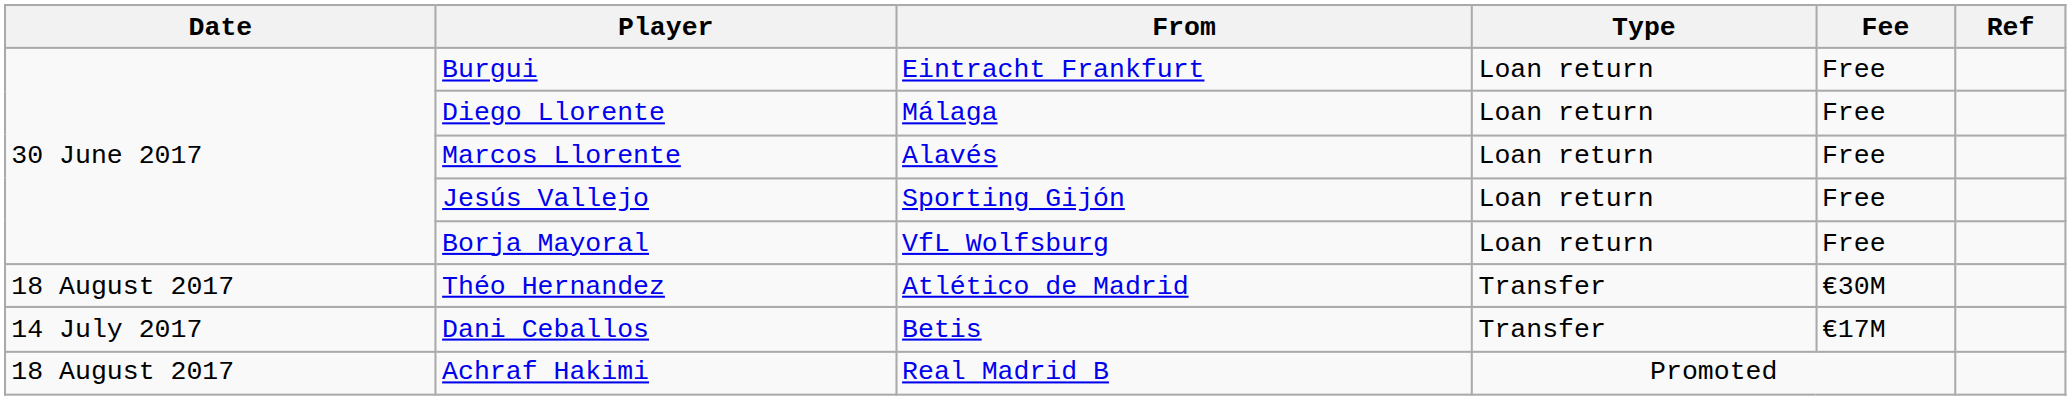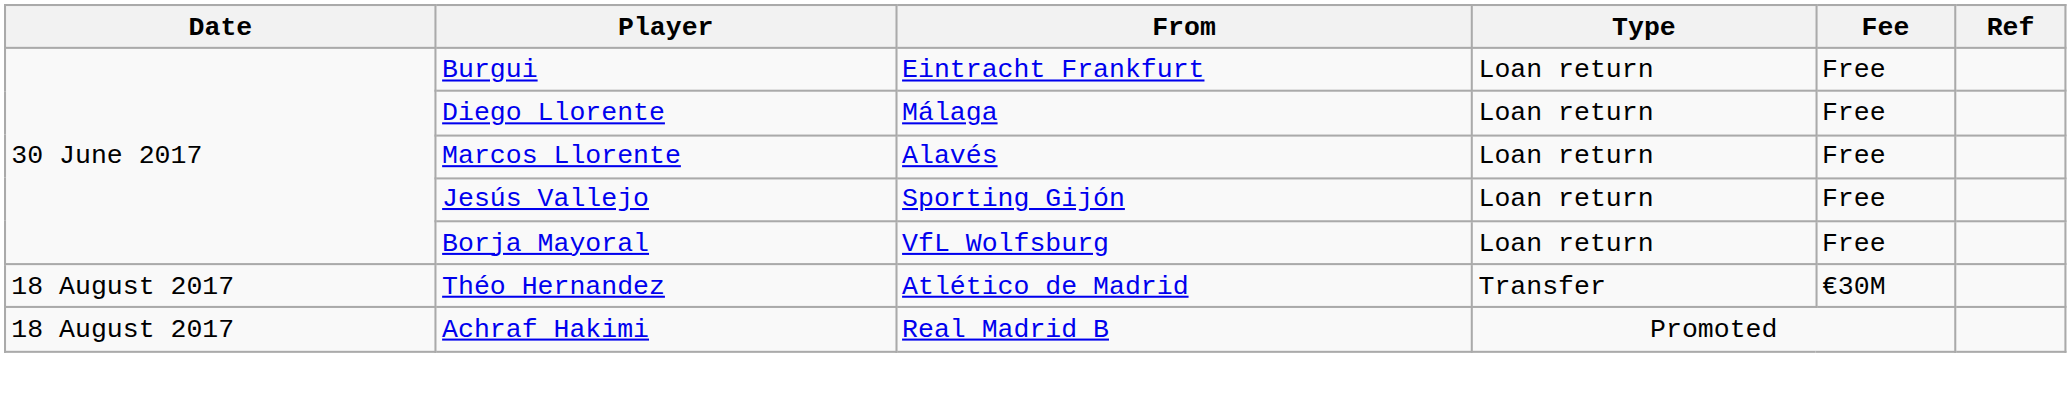- row: (546, 329)
